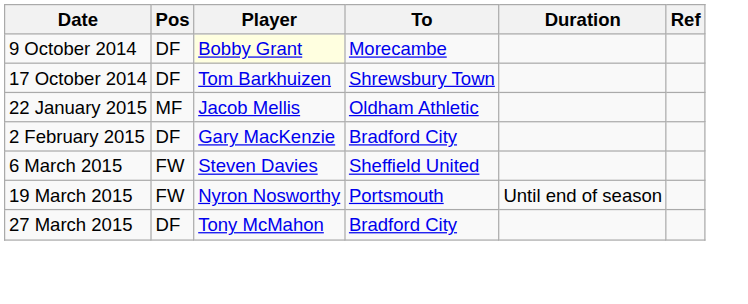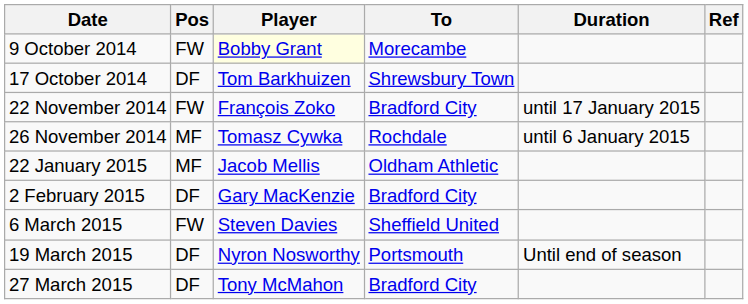(168, 49) DF -> (190, 49) FW
+ row: (88, 108)
+ row: (88, 137)
(170, 196) FW -> (187, 254) DF
